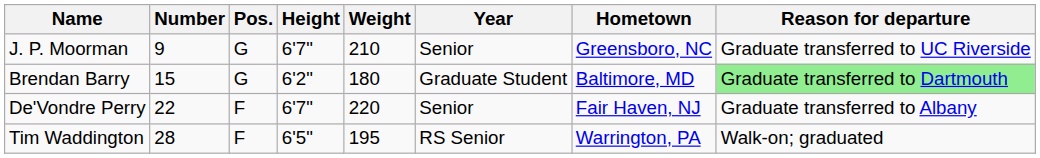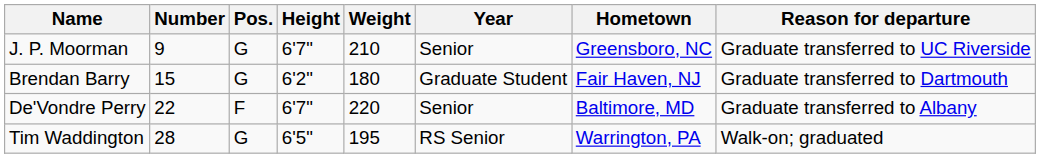(635, 78) Baltimore, MD -> (638, 78) Fair Haven, NJ
(864, 78) lightgreen background -> (864, 78) no background
(638, 108) Fair Haven, NJ -> (635, 108) Baltimore, MD
(239, 138) F -> (241, 138) G
